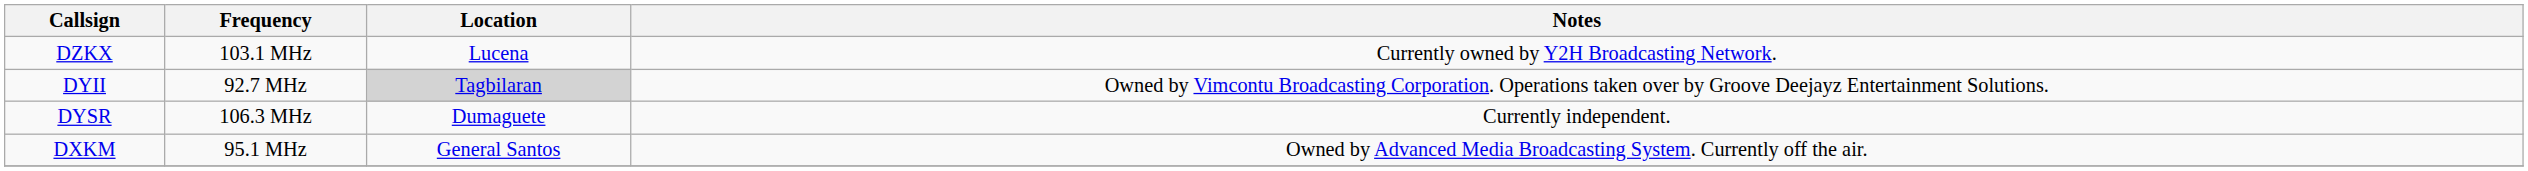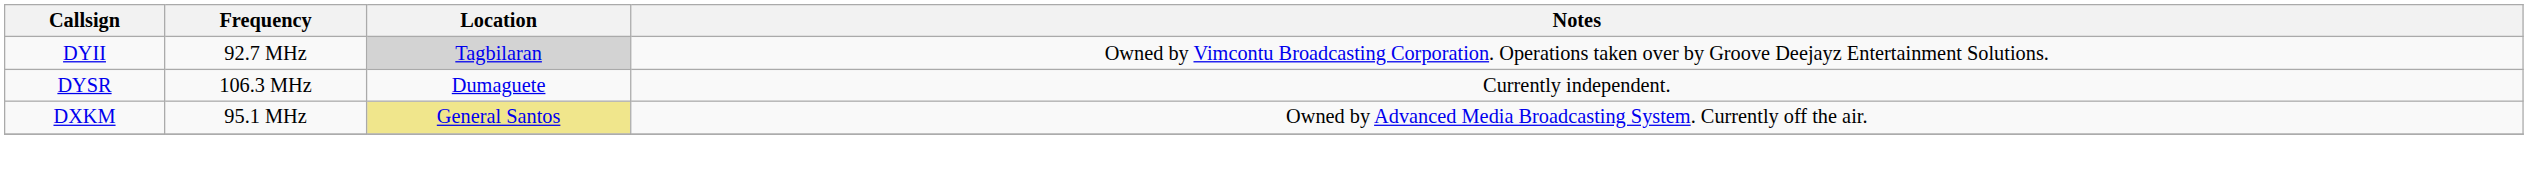- row: (85, 52)
(499, 149) no background -> (499, 117) khaki background
